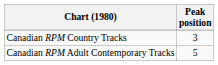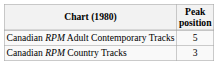rows swapped: (67, 38) <-> (91, 53)
